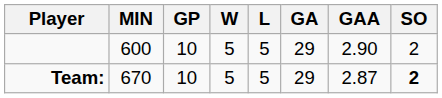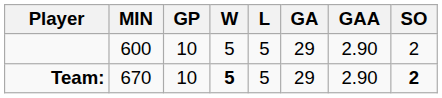(229, 78) normal -> (229, 78) bold
(359, 78) 2.87 -> (359, 78) 2.90
